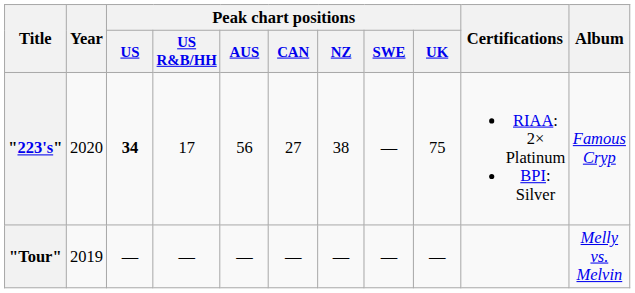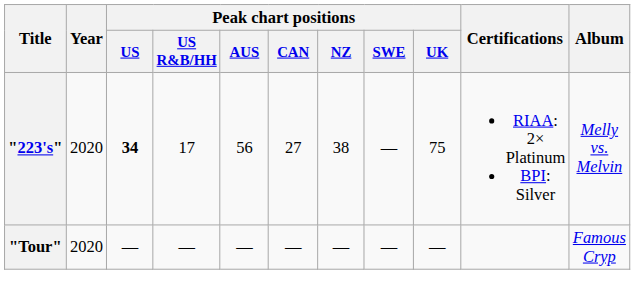(599, 148) Famous Cryp -> (599, 148) Melly vs. Melvin
(86, 256) 2019 -> (86, 246) 2020
(599, 256) Melly vs. Melvin -> (599, 246) Famous Cryp
